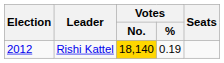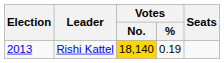(20, 49) 2012 -> (20, 49) 2013
